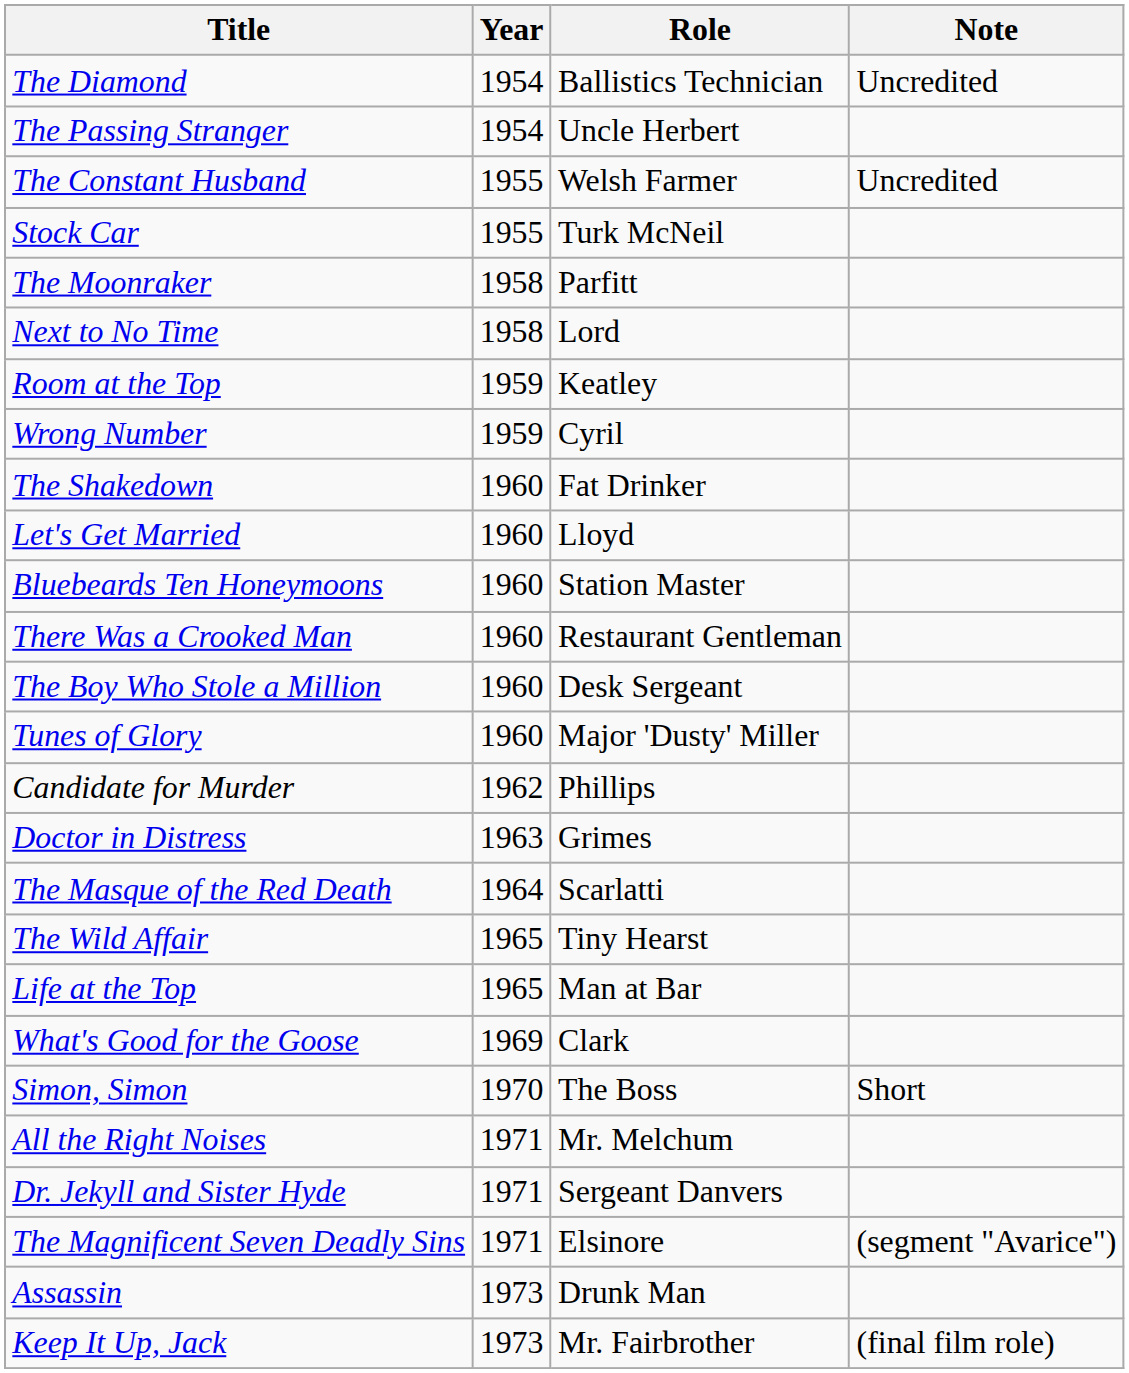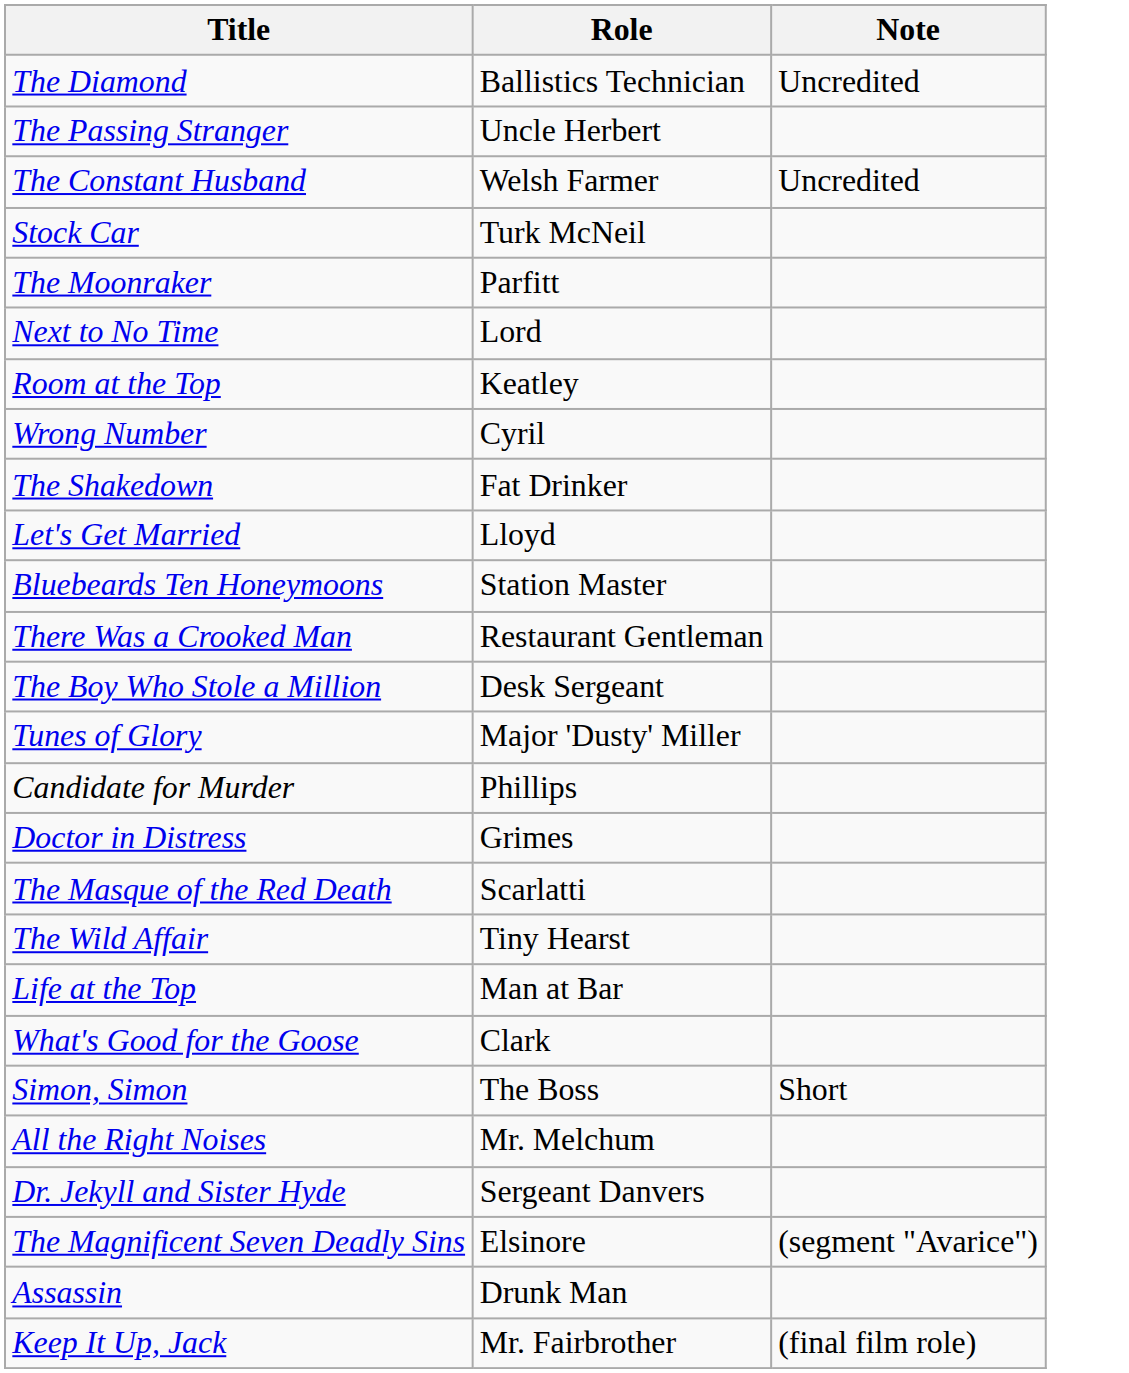- column: (512, 29)
